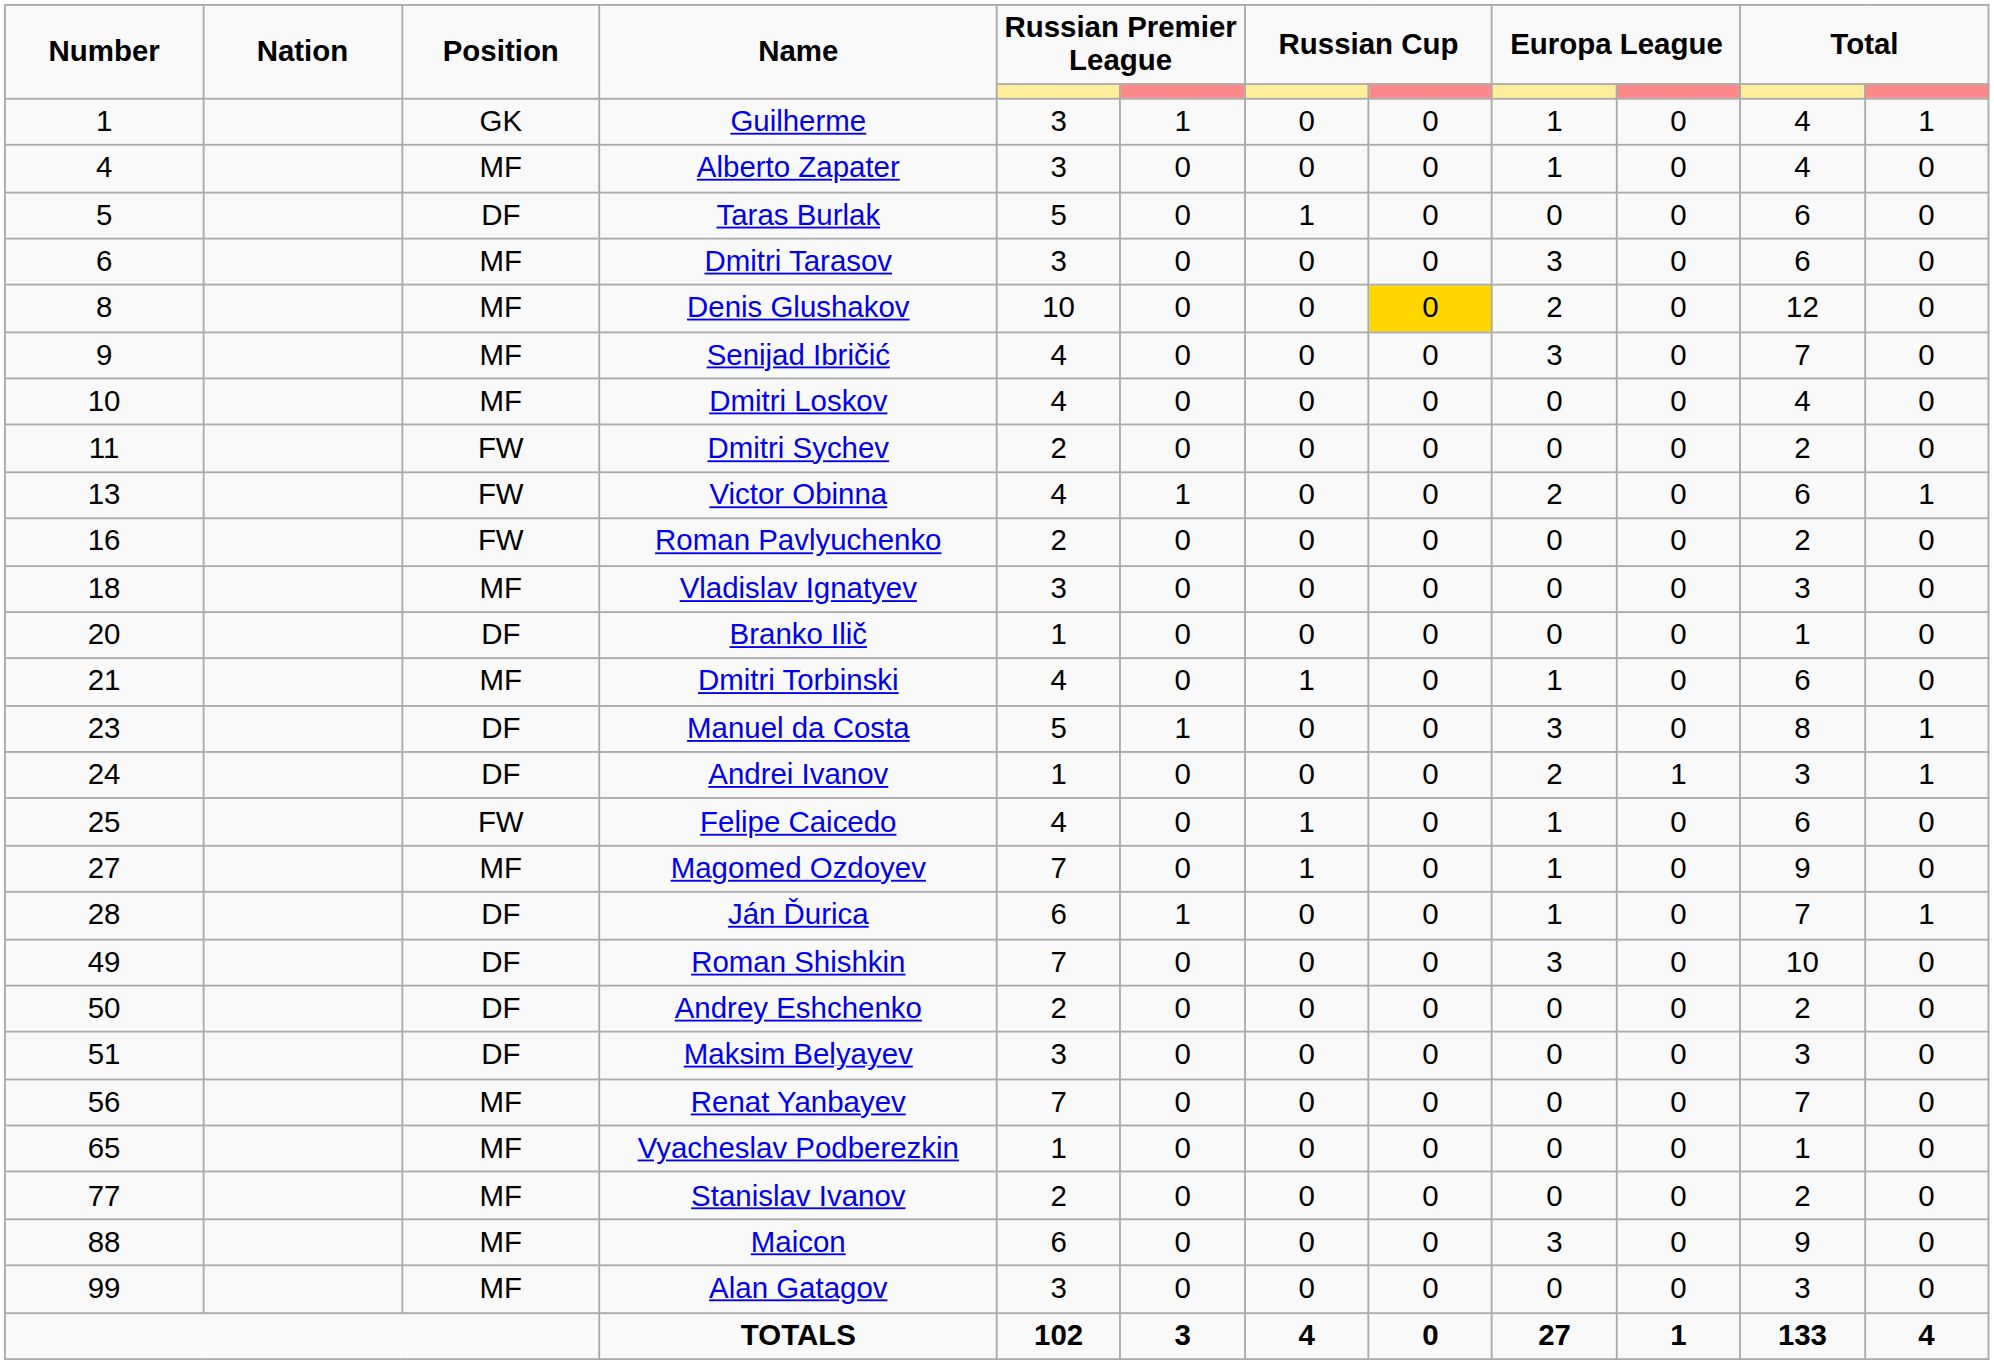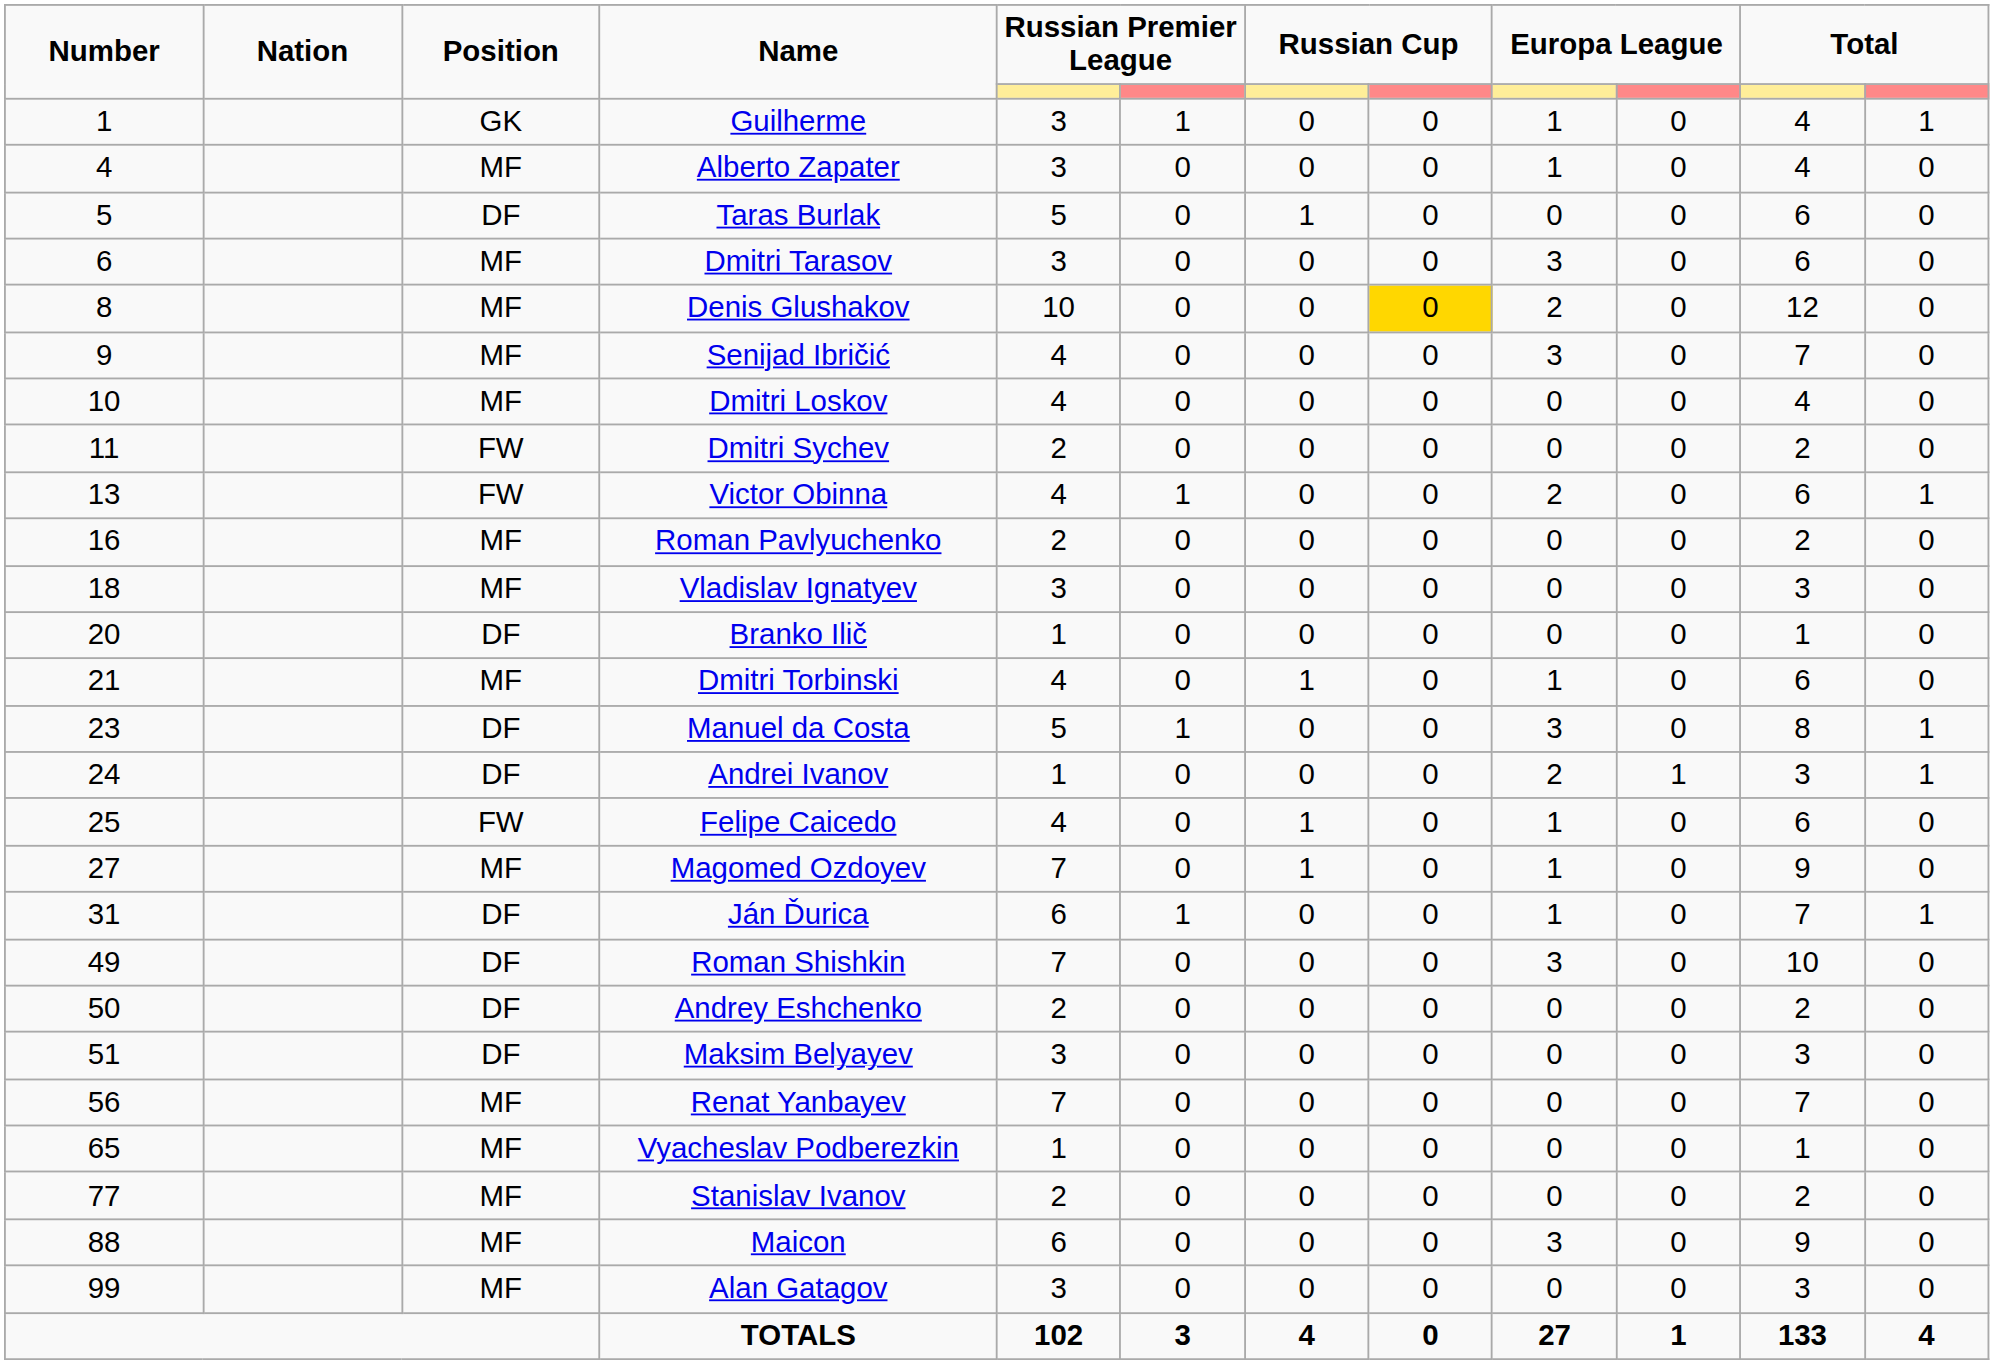(501, 541) FW -> (501, 541) MF
(104, 914) 28 -> (104, 914) 31
